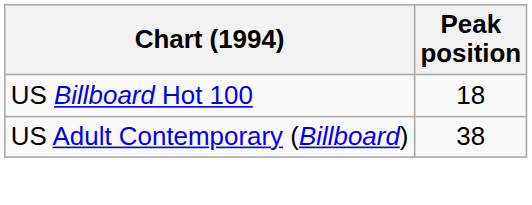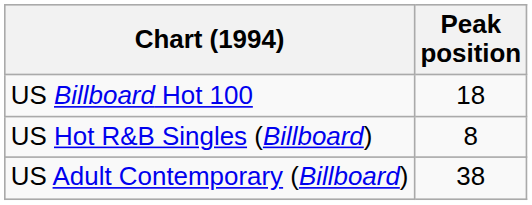+ row: (192, 136)
